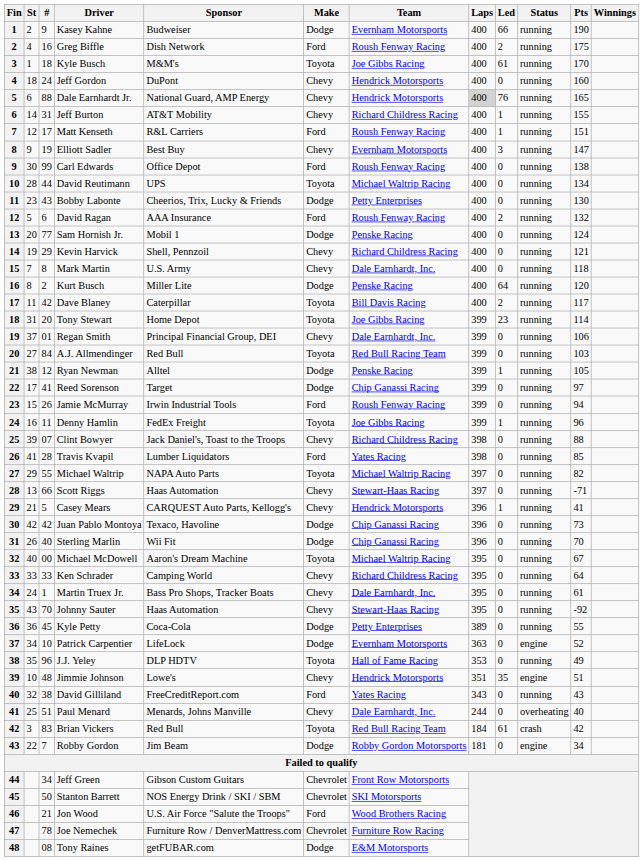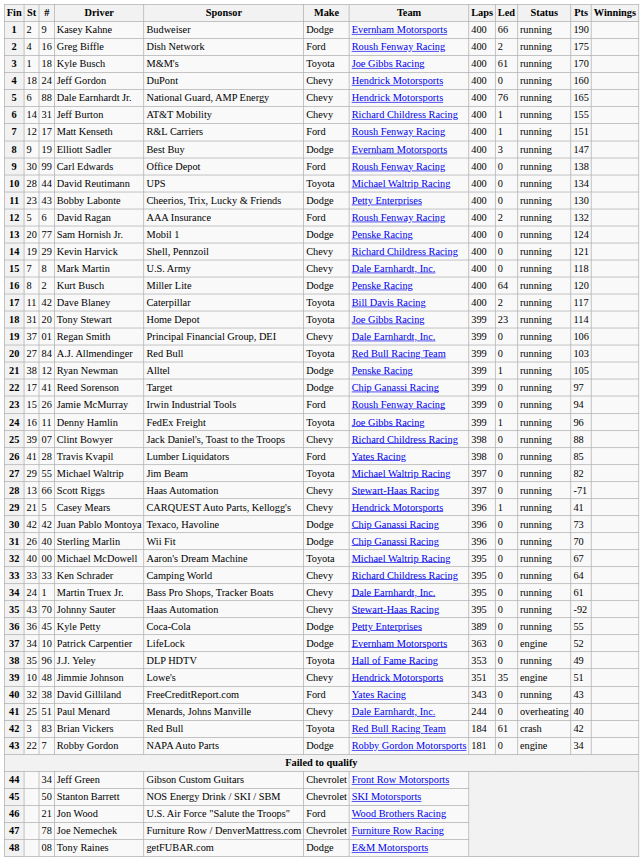(479, 98) lightgrey background -> (479, 98) no background
(320, 149) Chevy -> (320, 149) Dodge
(183, 473) NAPA Auto Parts -> (167, 473) Jim Beam
(167, 746) Jim Beam -> (183, 746) NAPA Auto Parts
